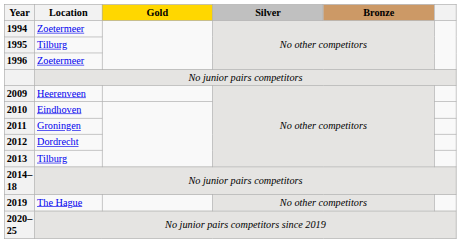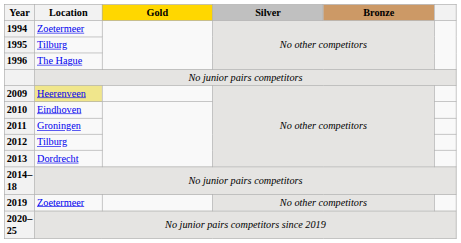(61, 61) Zoetermeer -> (60, 61) The Hague
(61, 93) no background -> (61, 93) khaki background
(58, 142) Dordrecht -> (52, 142) Tilburg
(52, 158) Tilburg -> (58, 158) Dordrecht
(60, 202) The Hague -> (61, 202) Zoetermeer
